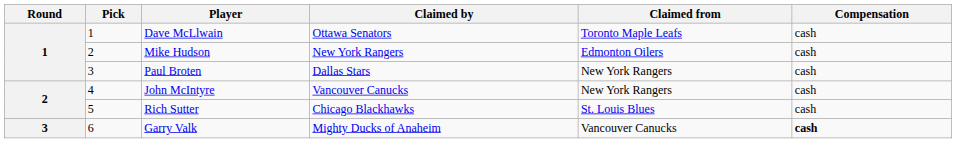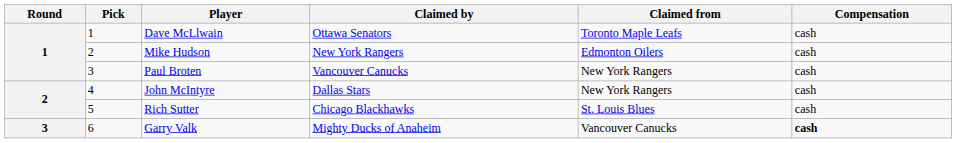(341, 71) Dallas Stars -> (360, 71) Vancouver Canucks
(360, 90) Vancouver Canucks -> (341, 90) Dallas Stars
